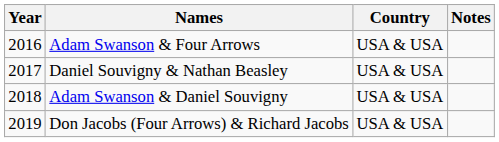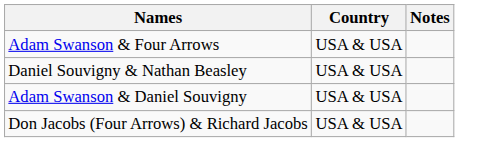- column: (25, 17)
